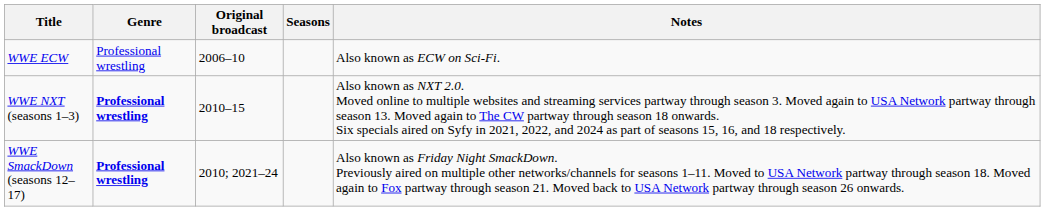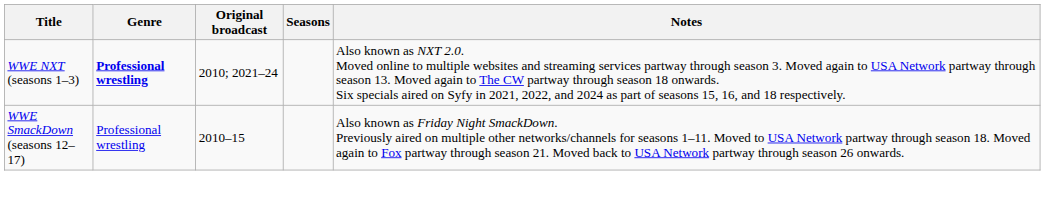- row: (38, 57)
(222, 108) 2010–15 -> (238, 72) 2010; 2021–24
(130, 173) bold -> (129, 137) normal
(238, 173) 2010; 2021–24 -> (222, 137) 2010–15
